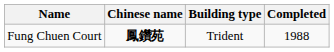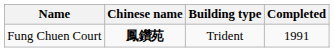(297, 35) 1988 -> (297, 35) 1991
